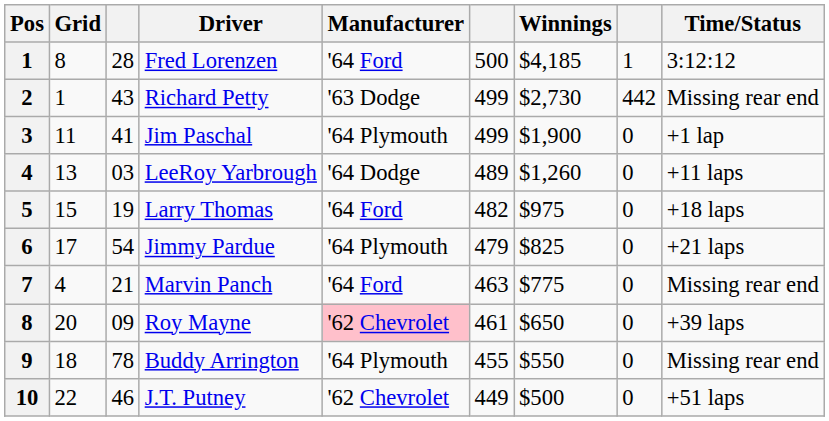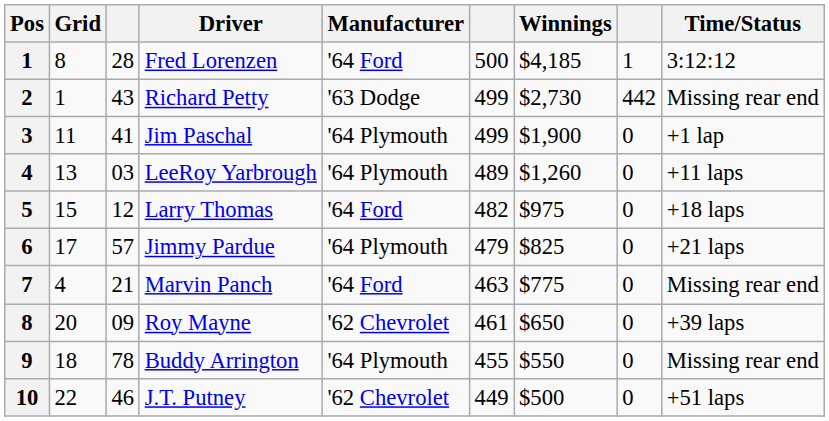(374, 172) '64 Dodge -> (388, 172) '64 Plymouth
(123, 210) 19 -> (123, 210) 12
(123, 247) 54 -> (123, 247) 57
(388, 322) pink background -> (388, 322) no background
